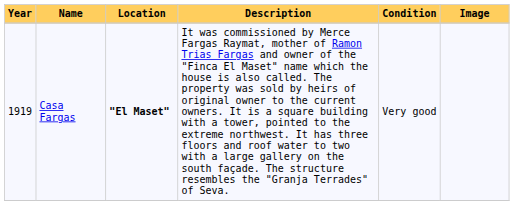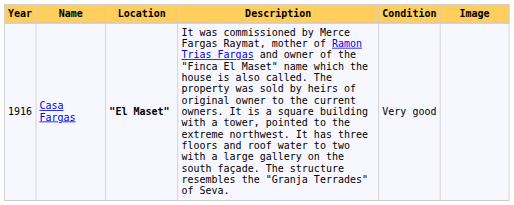(20, 112) 1919 -> (20, 112) 1916
